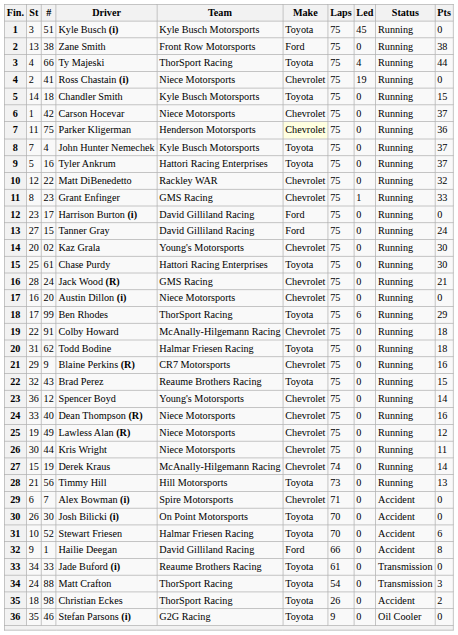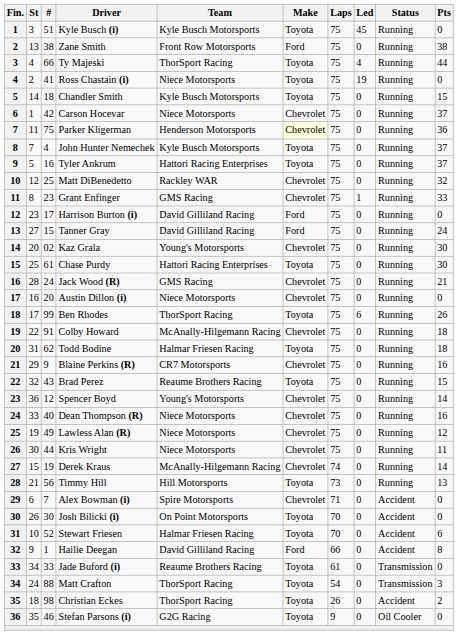(305, 80) Chevrolet -> (299, 80) Toyota
(49, 181) 22 -> (49, 181) 25
(442, 315) 29 -> (442, 315) 26
